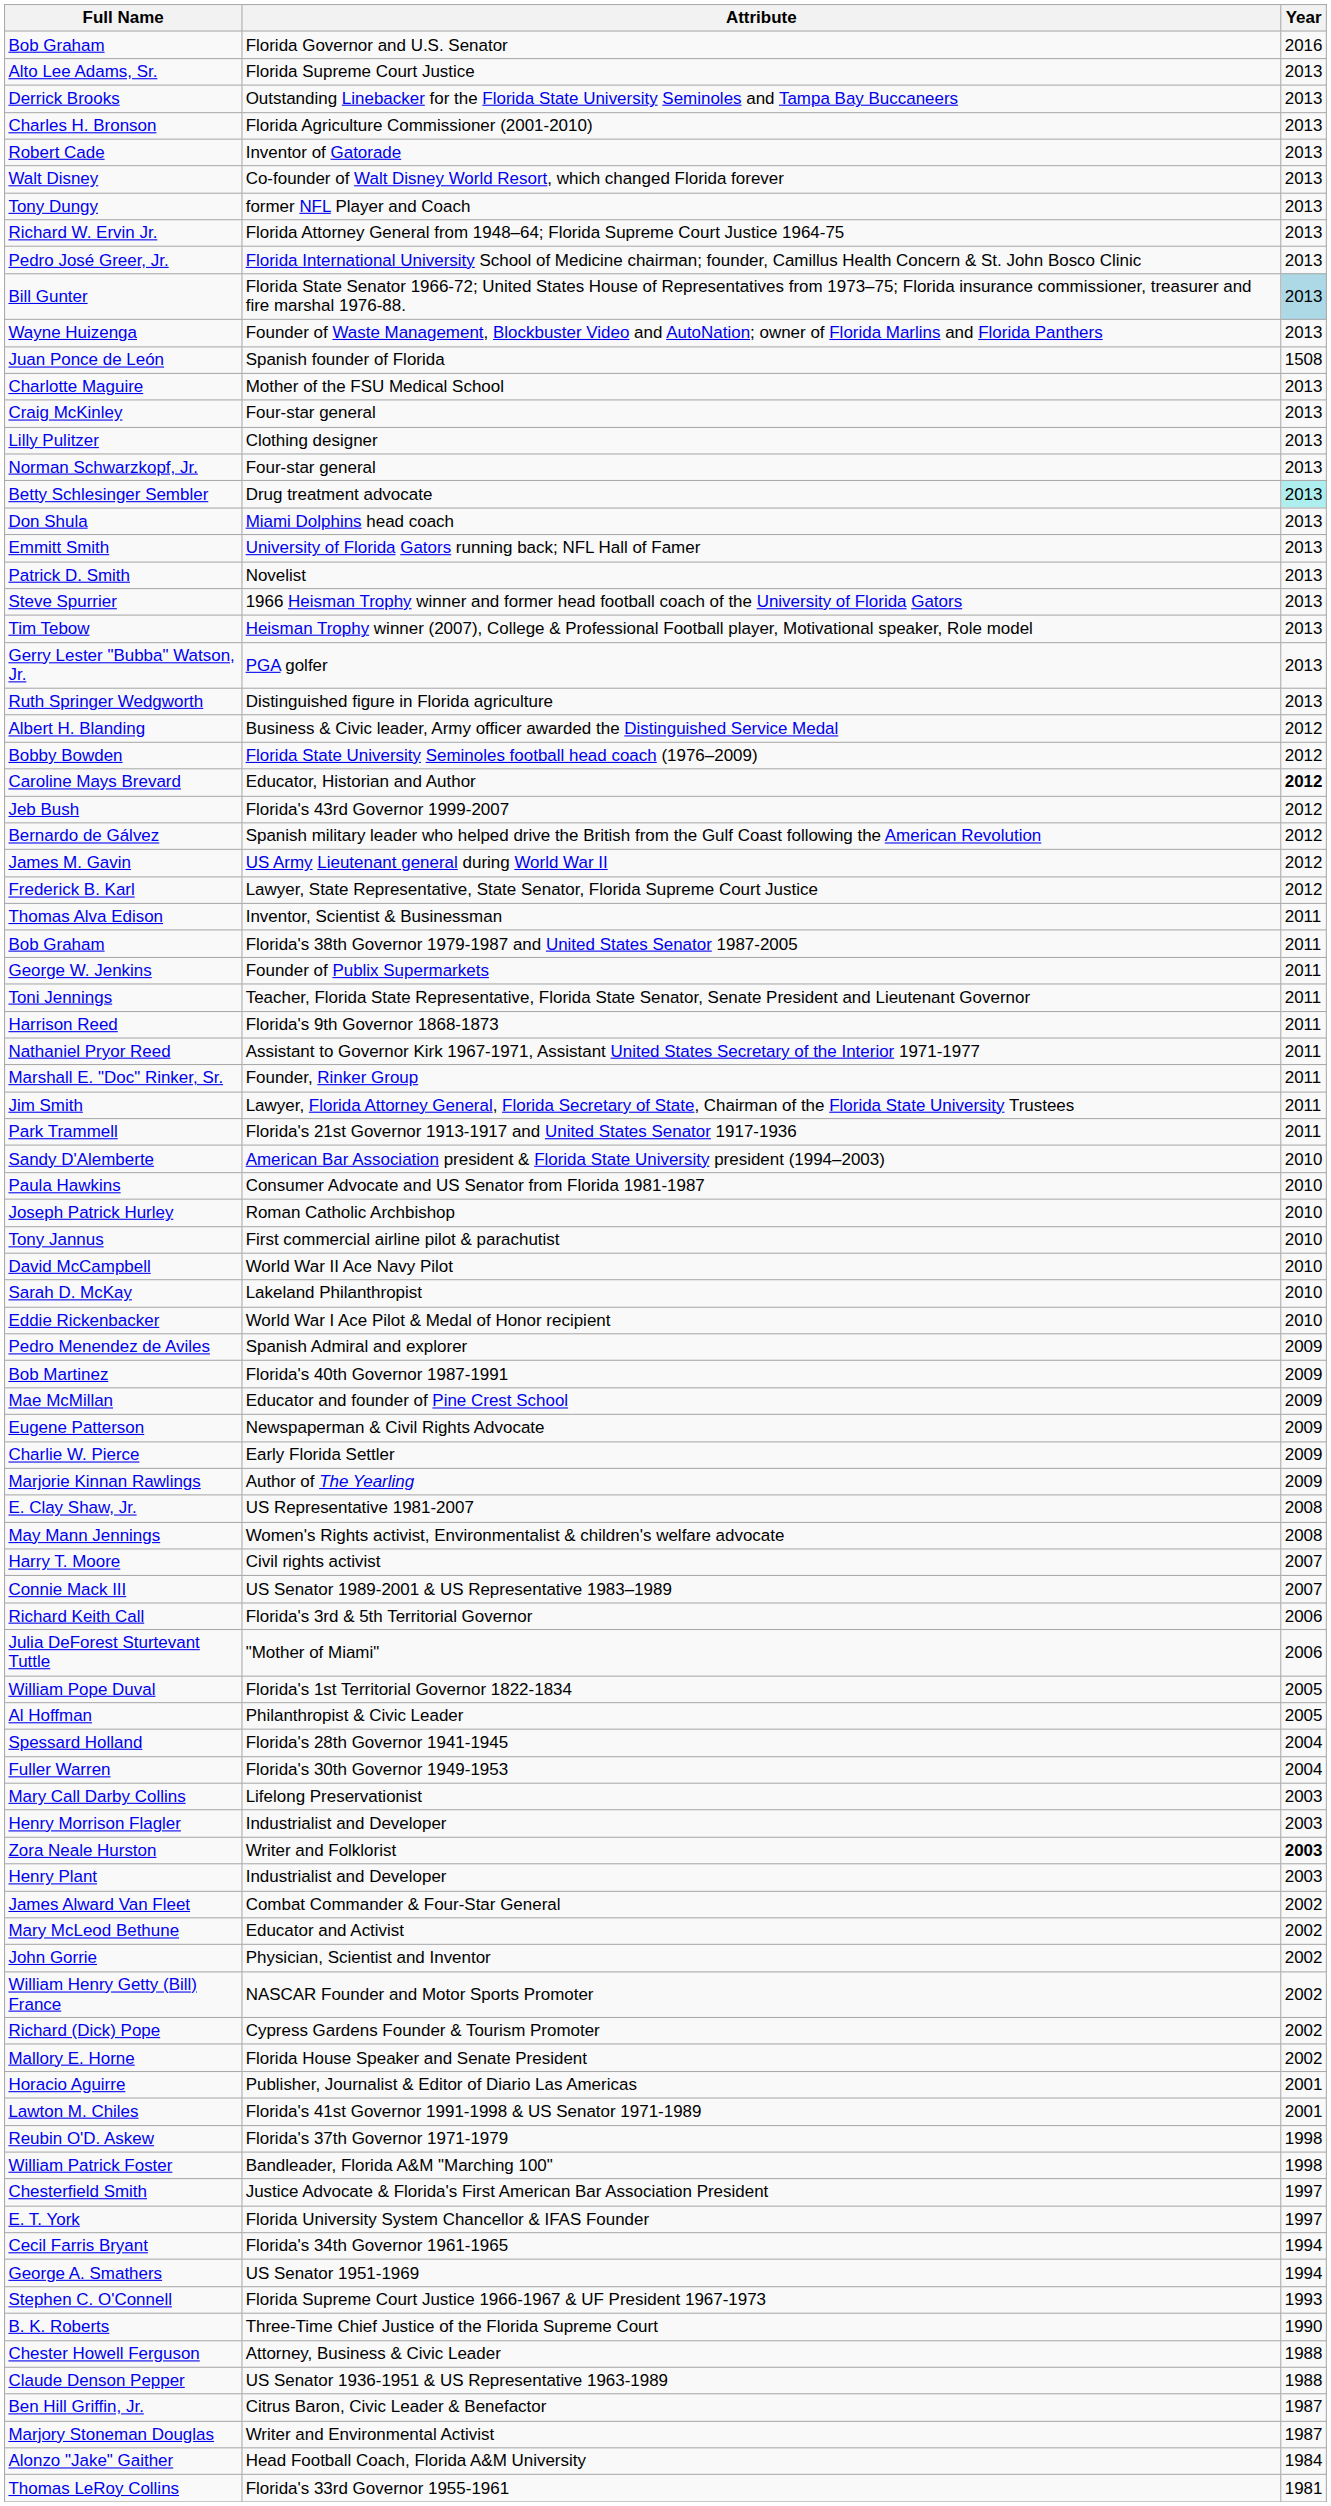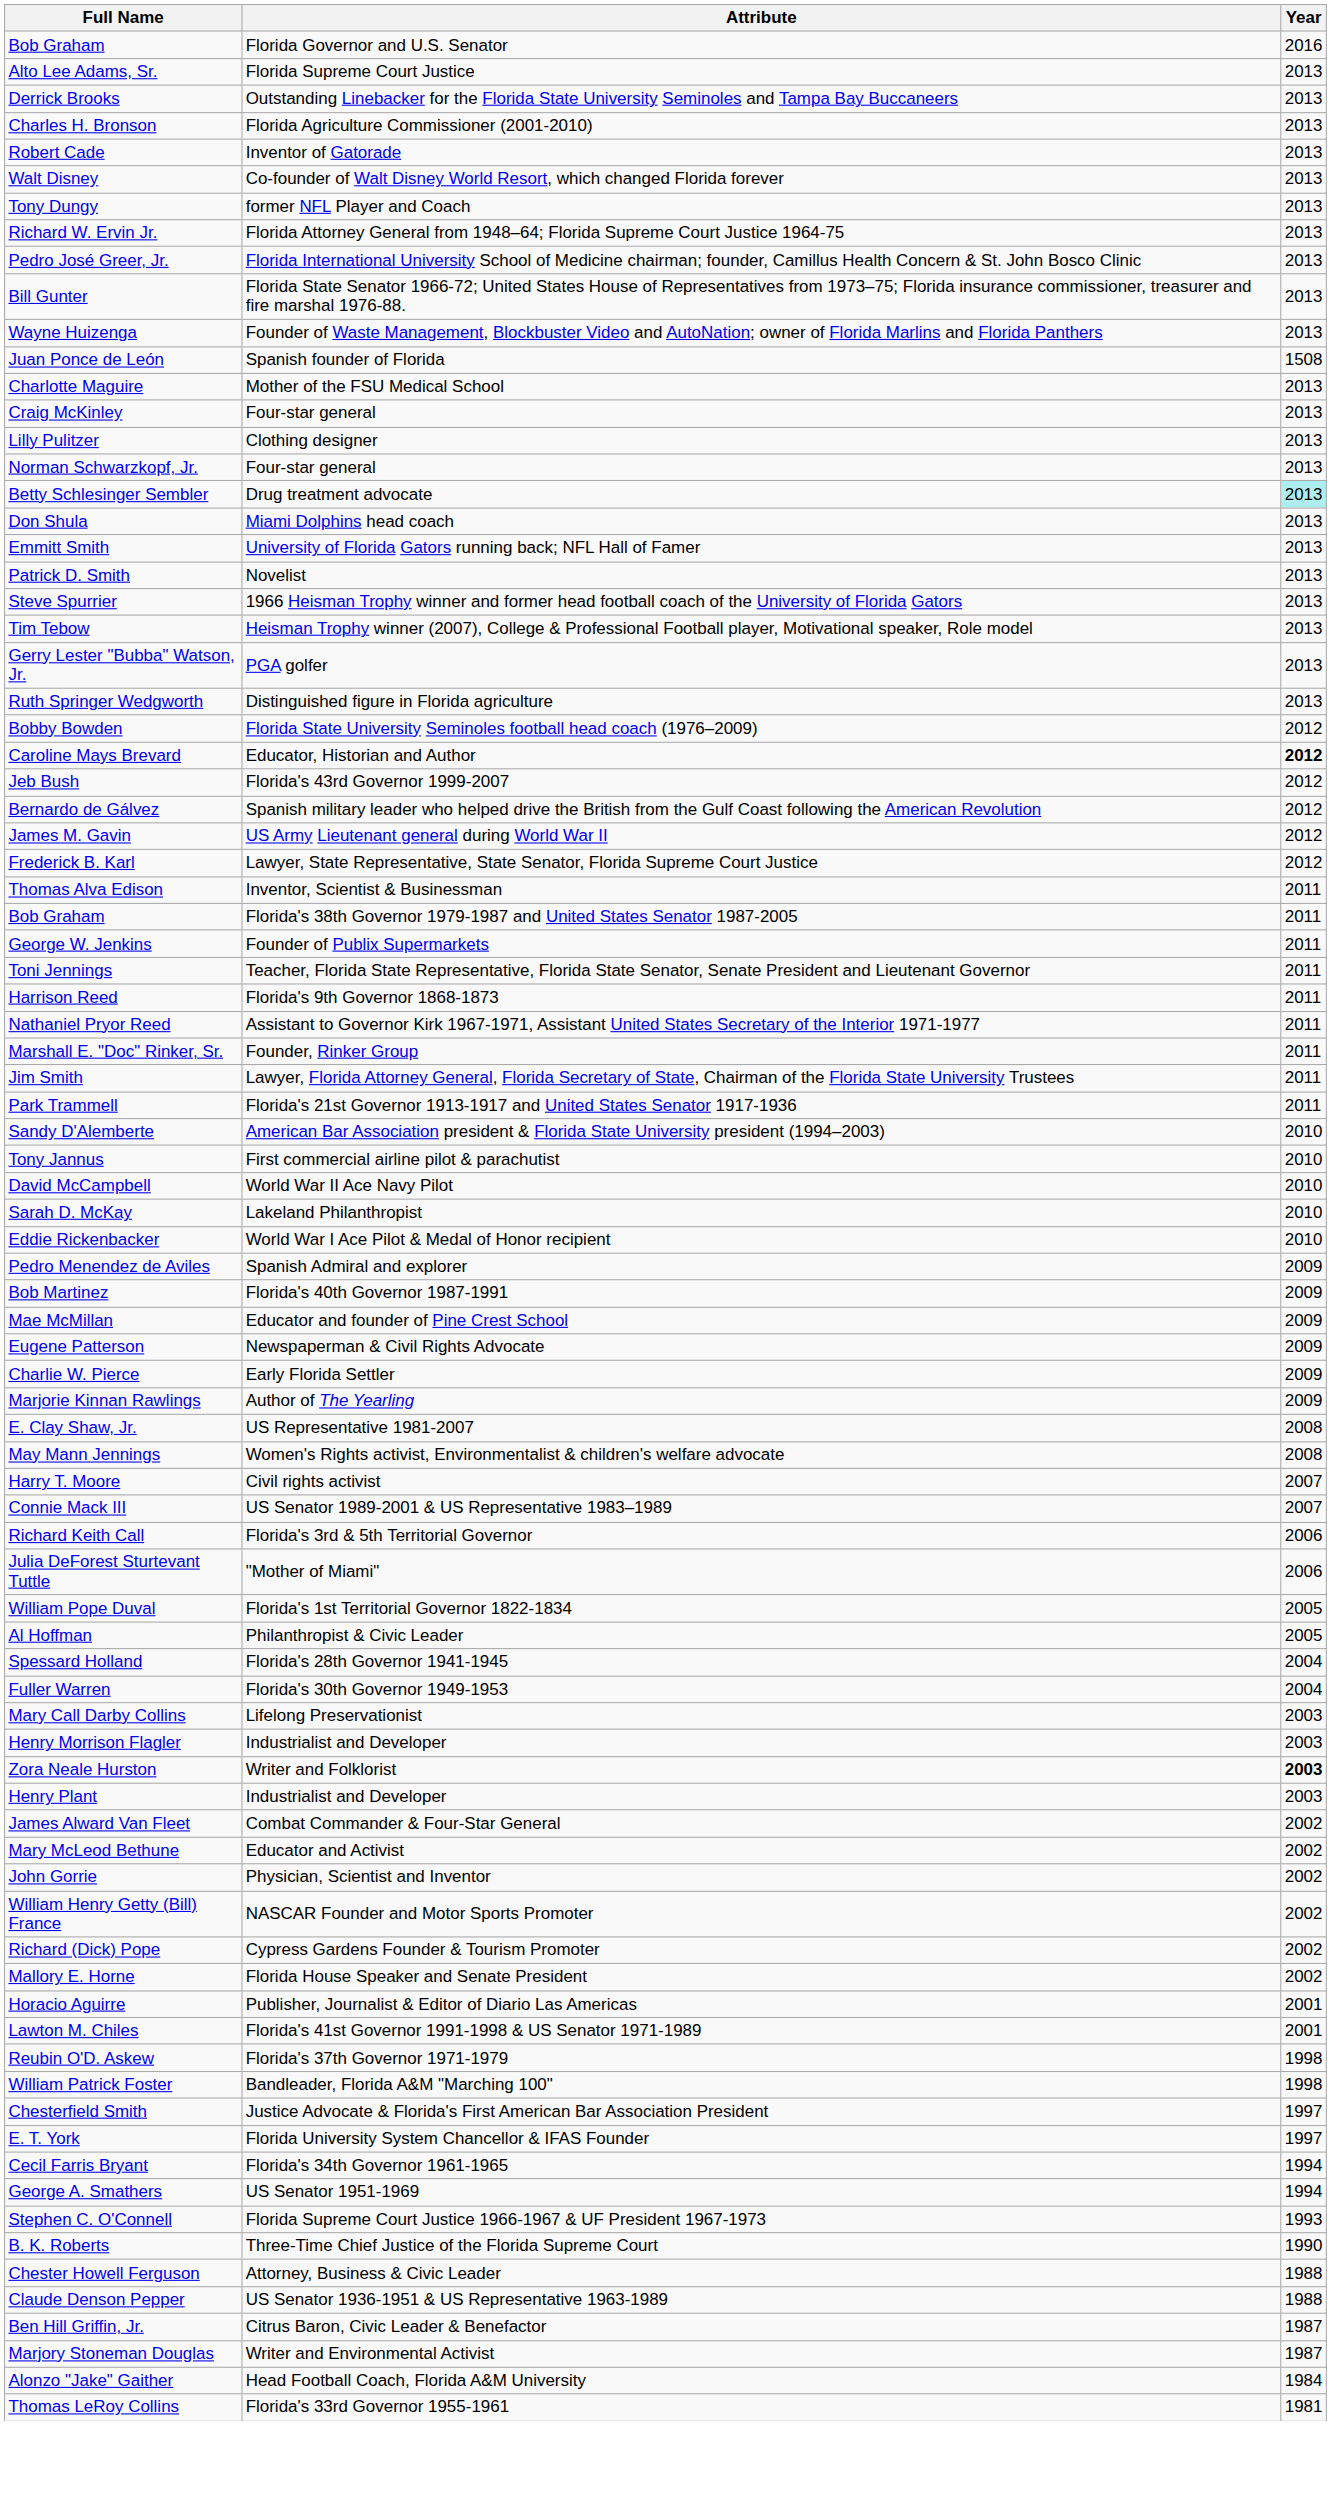(1304, 296) lightblue background -> (1304, 296) no background
- row: (77, 728)
- row: (65, 1185)
- row: (91, 1212)
